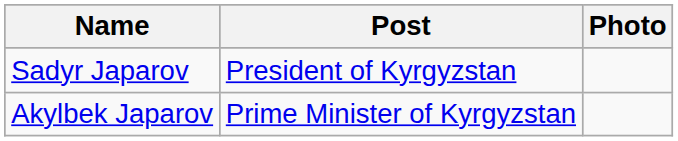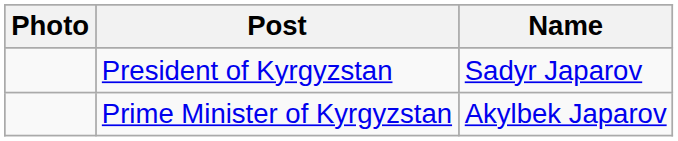columns swapped: (628, 26) <-> (112, 26)
